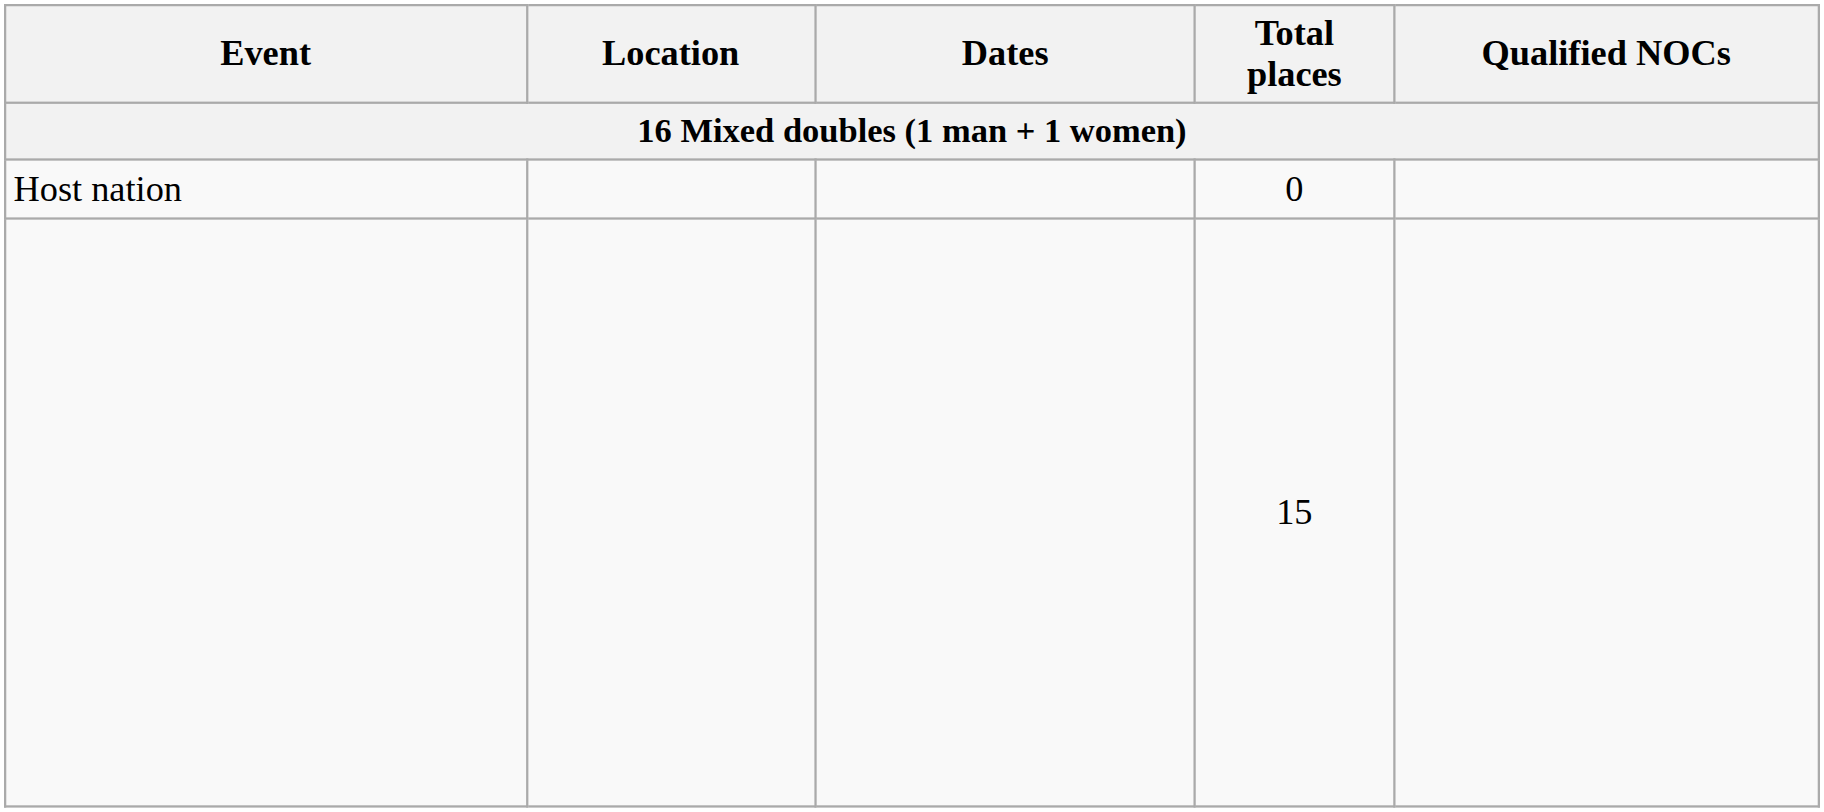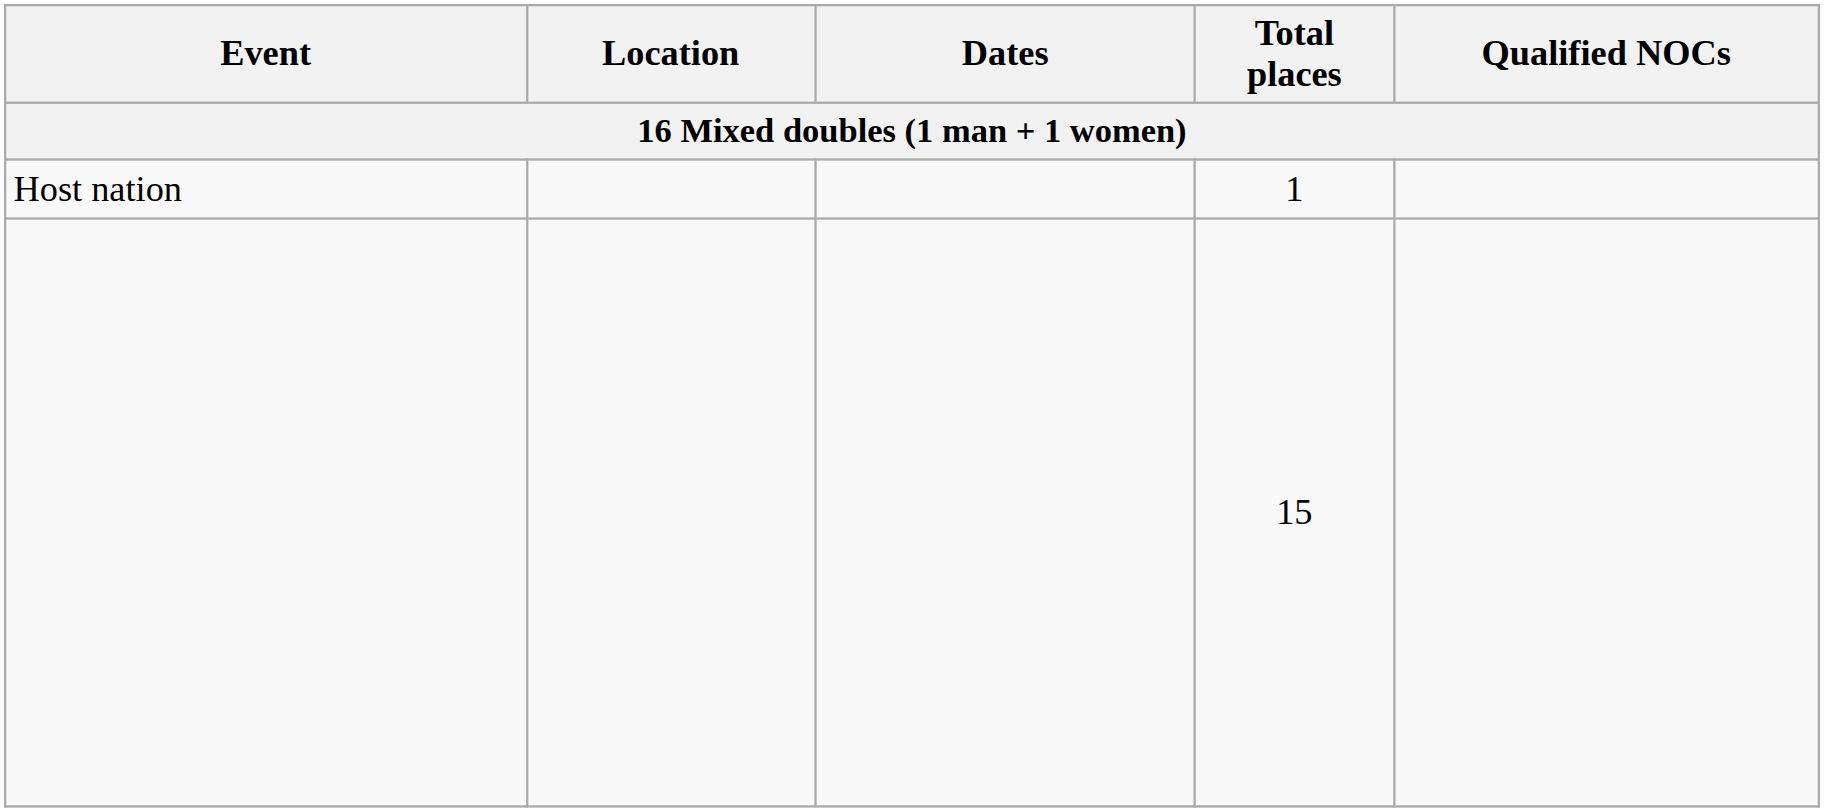(1294, 188) 0 -> (1294, 188) 1
